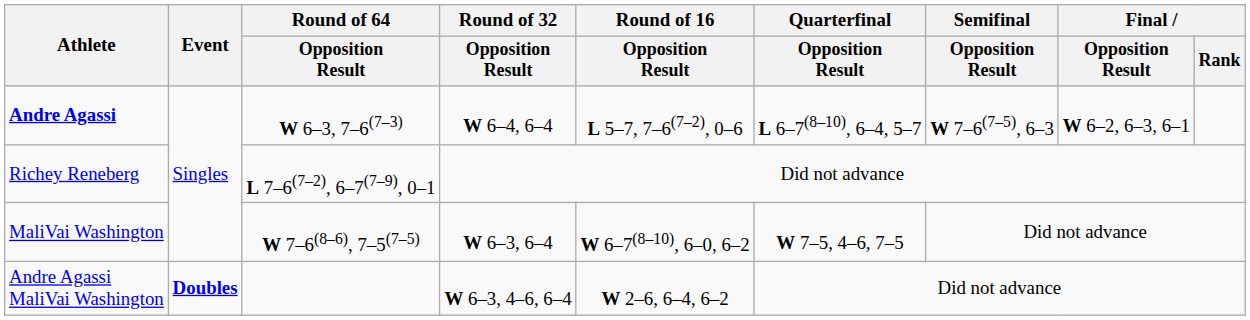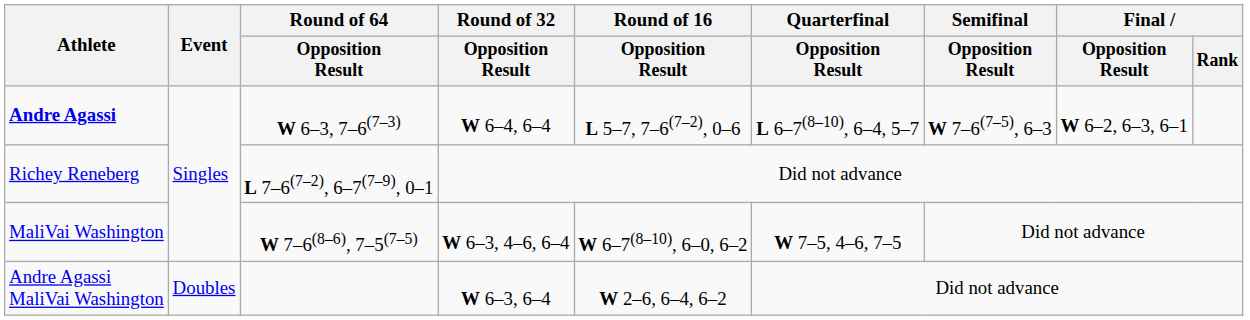(508, 243) W 6–3, 6–4 -> (506, 243) W 6–3, 4–6, 6–4
(205, 288) bold -> (204, 288) normal
(508, 299) W 6–3, 4–6, 6–4 -> (506, 299) W 6–3, 6–4
